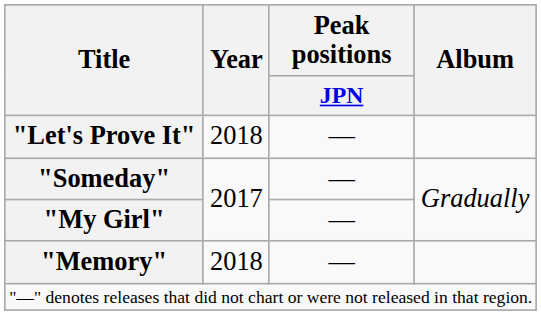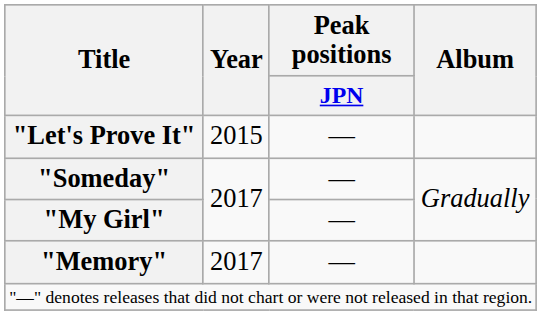(236, 136) 2018 -> (236, 136) 2015
(236, 261) 2018 -> (236, 261) 2017
